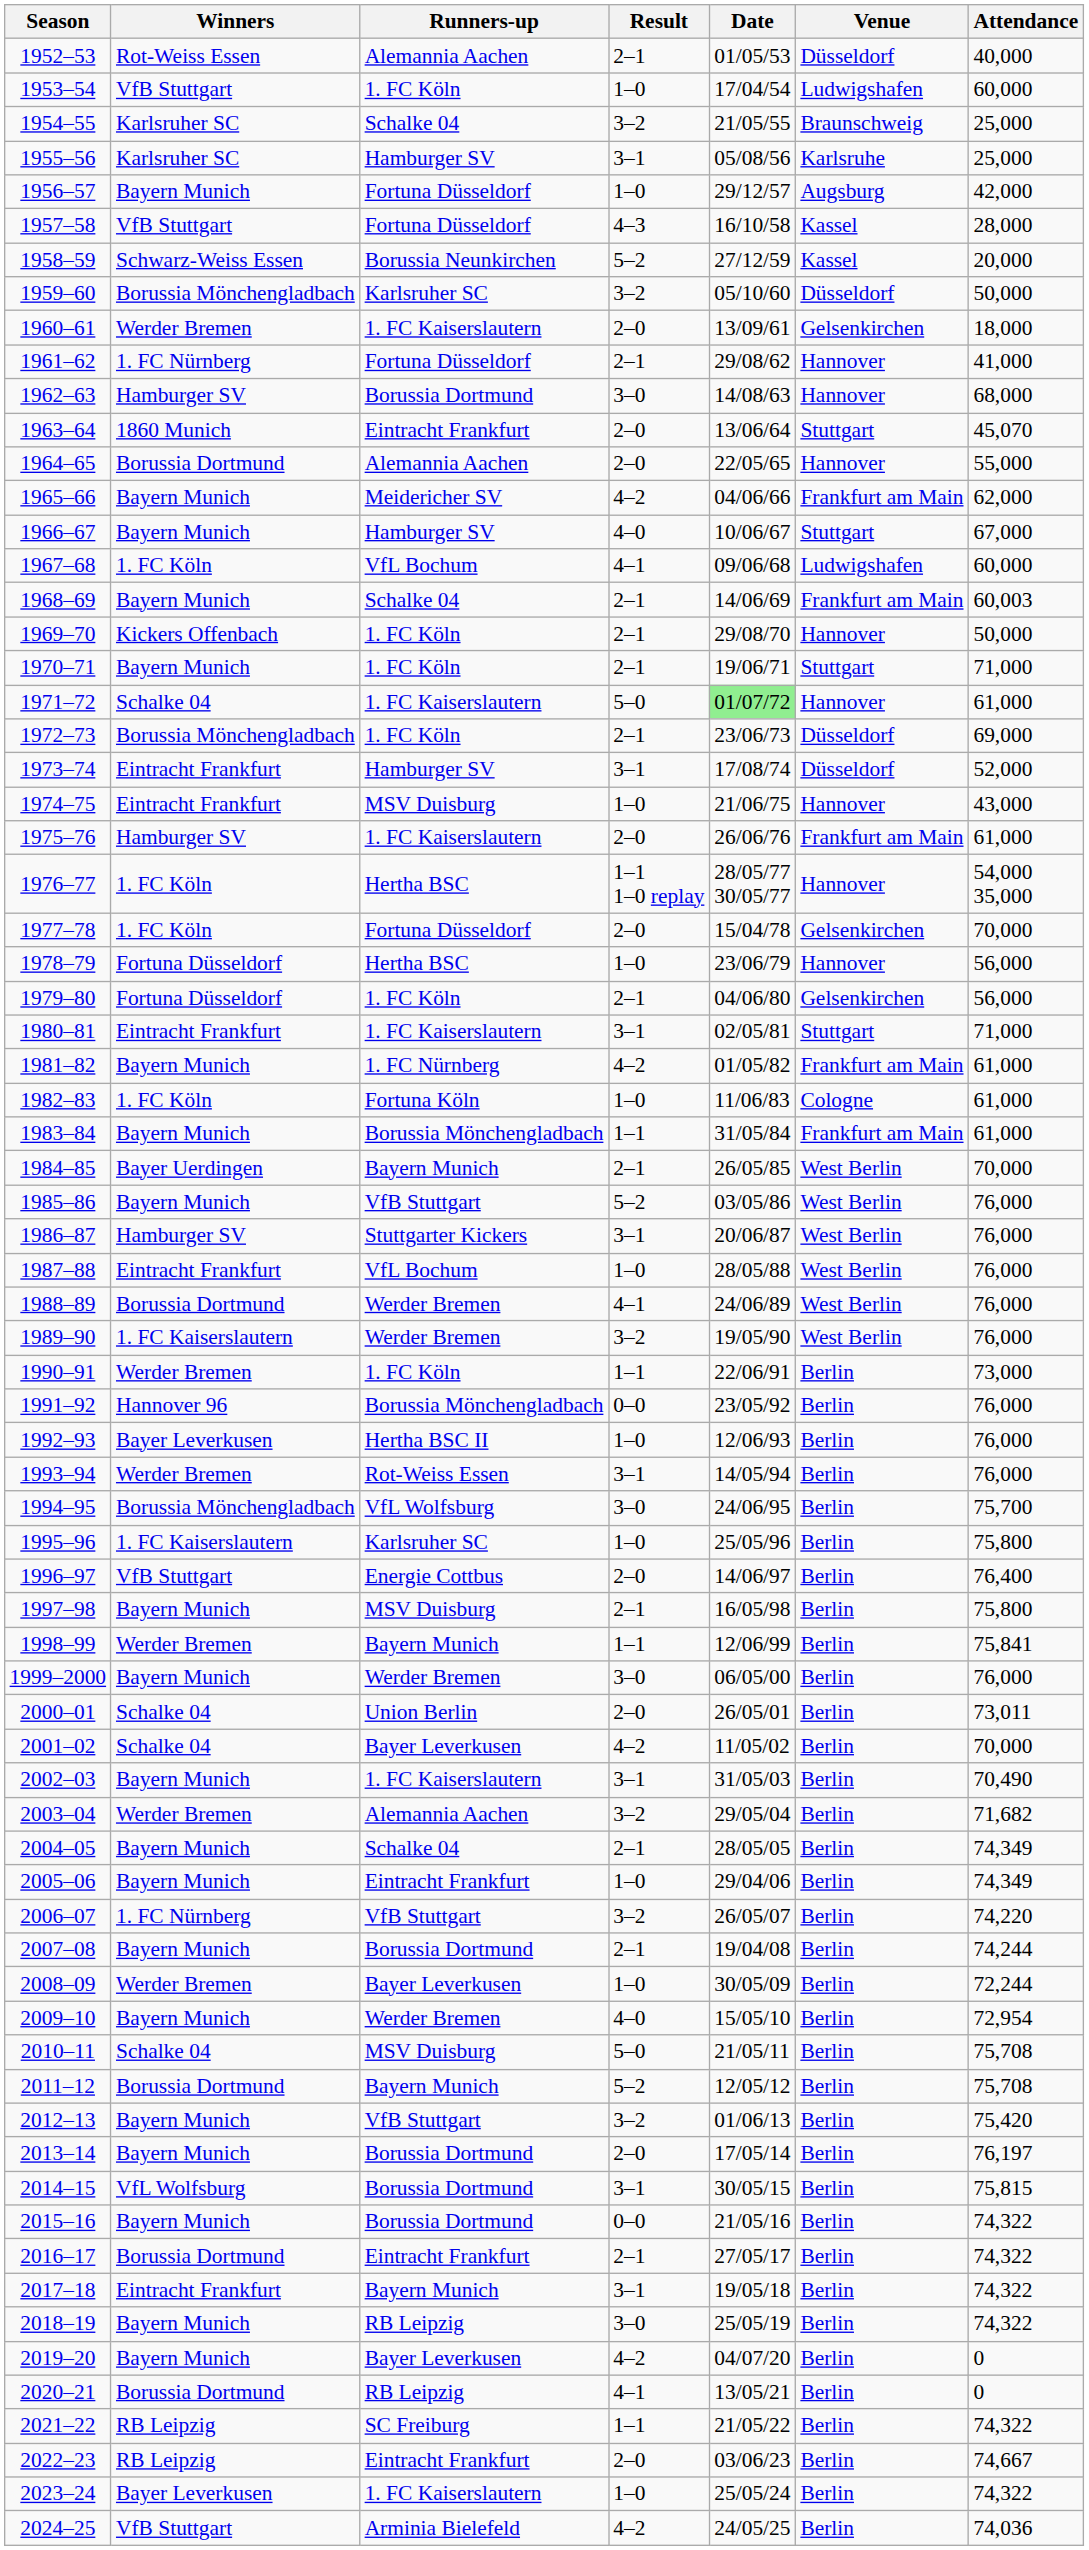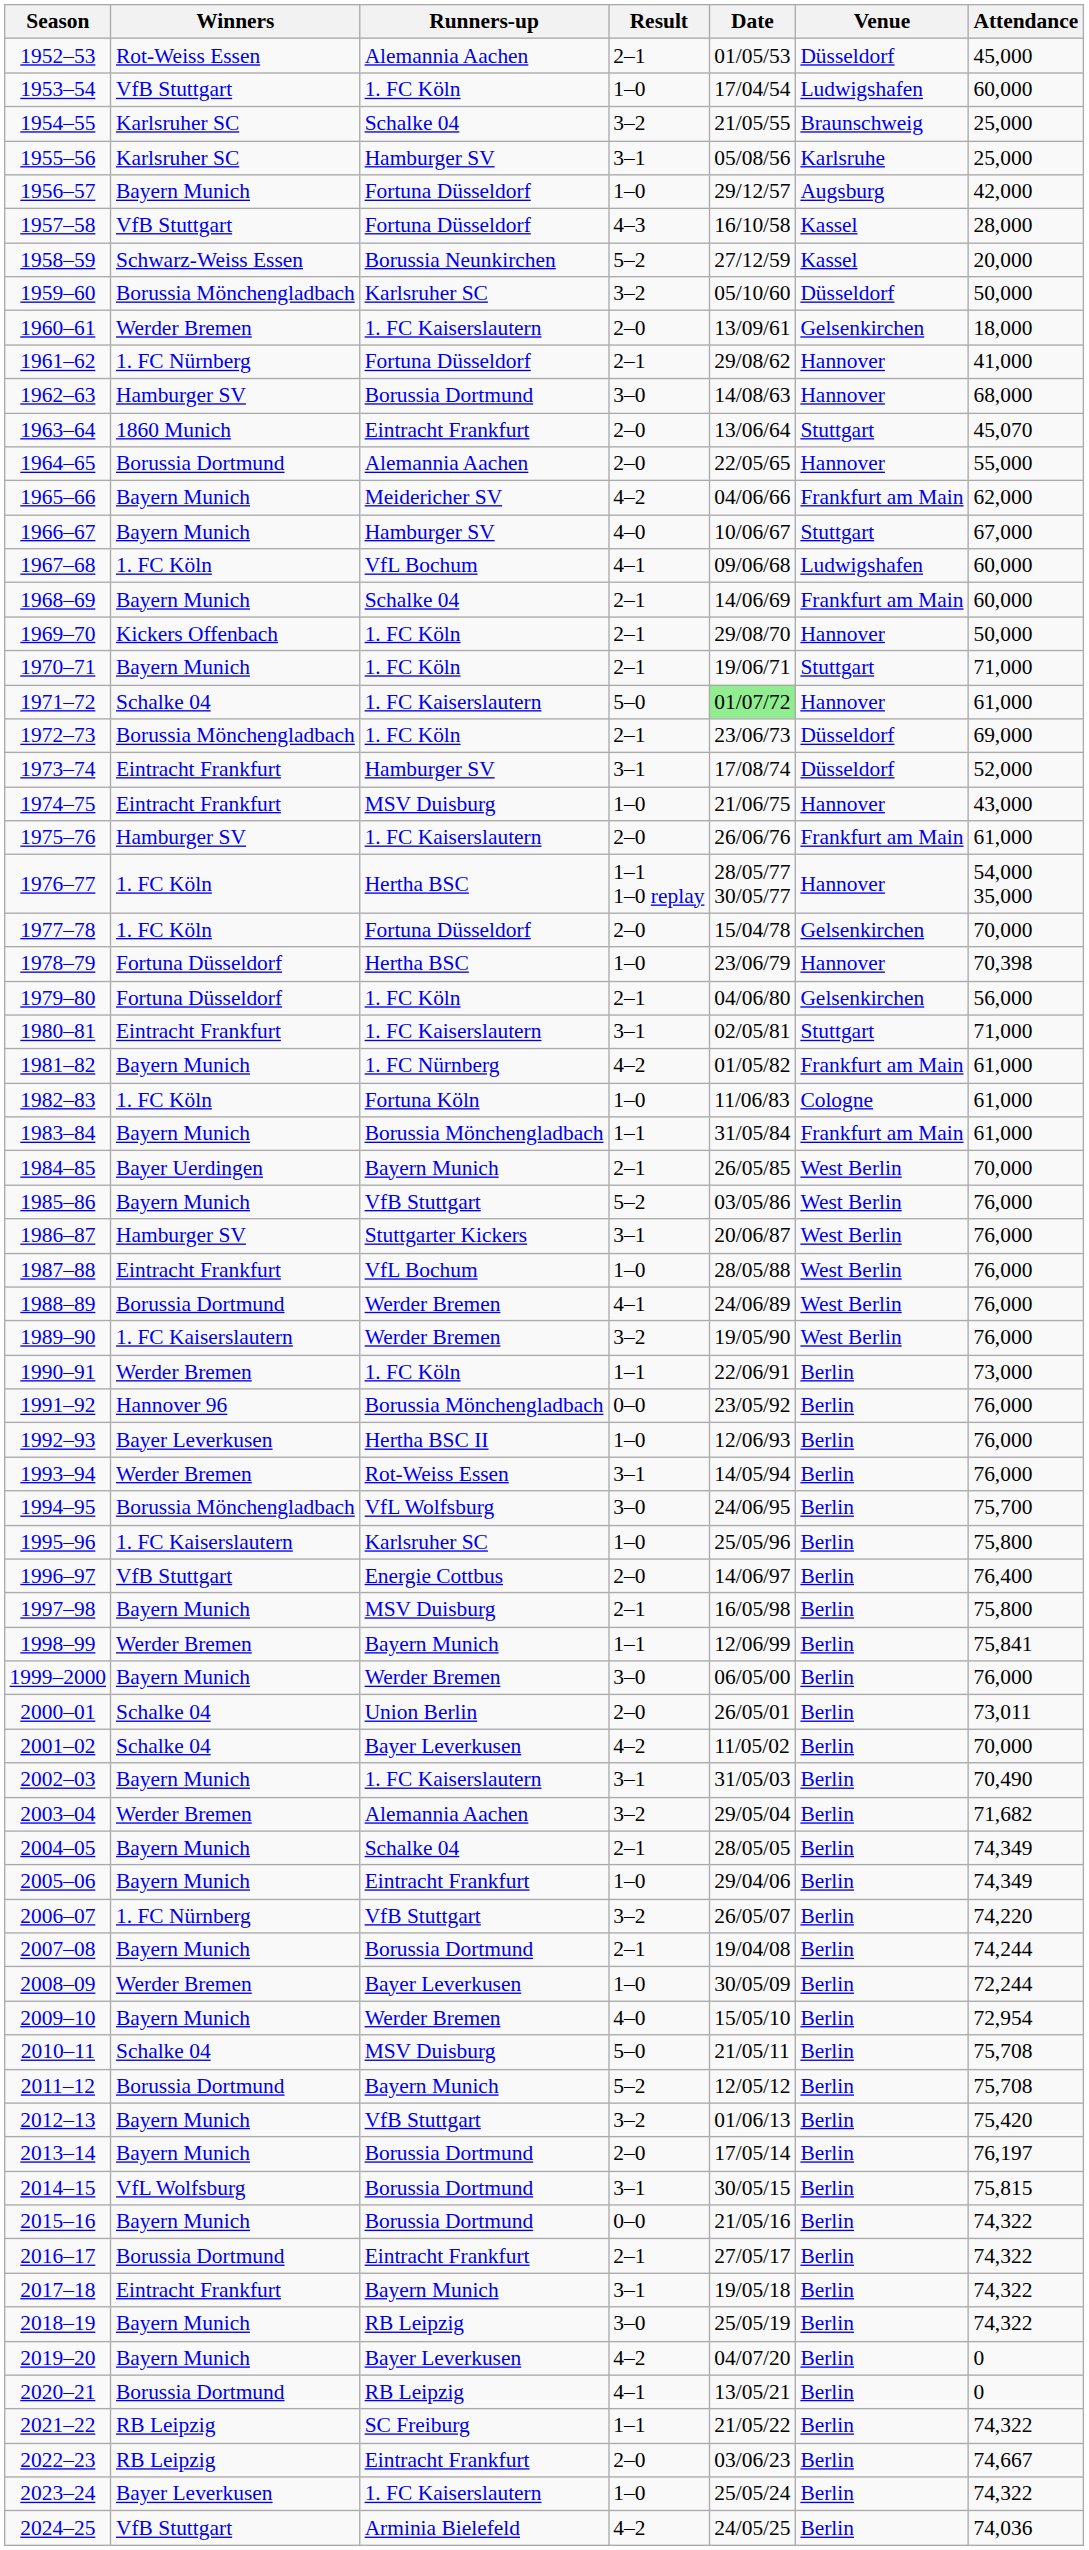(1003, 55) 40,000 -> (1003, 55) 45,000
(1003, 599) 60,003 -> (1003, 599) 60,000
(1003, 963) 56,000 -> (1003, 963) 70,398
